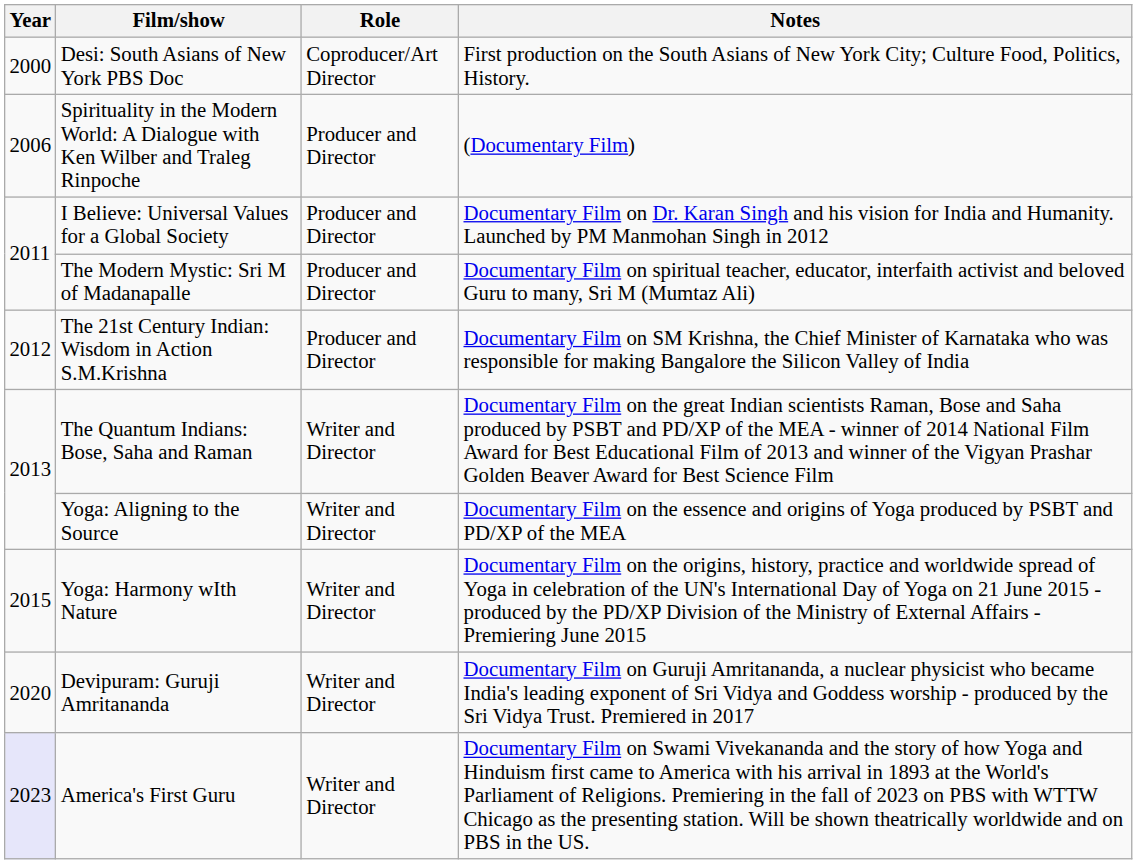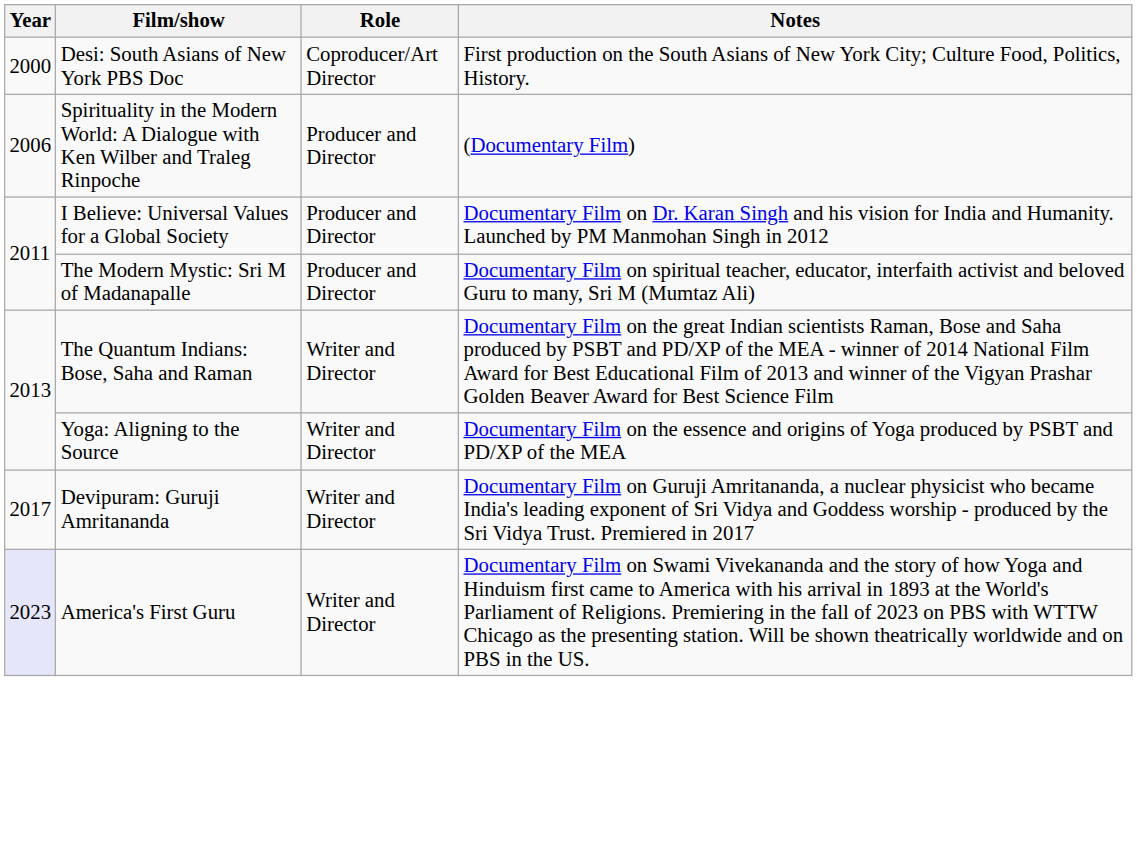- row: (165, 349)
- row: (149, 600)
(30, 692) 2020 -> (30, 509) 2017
